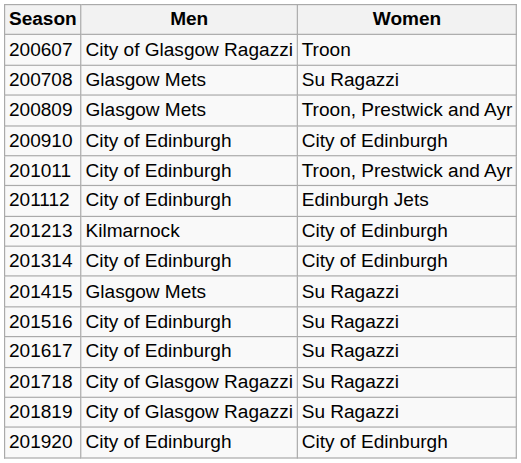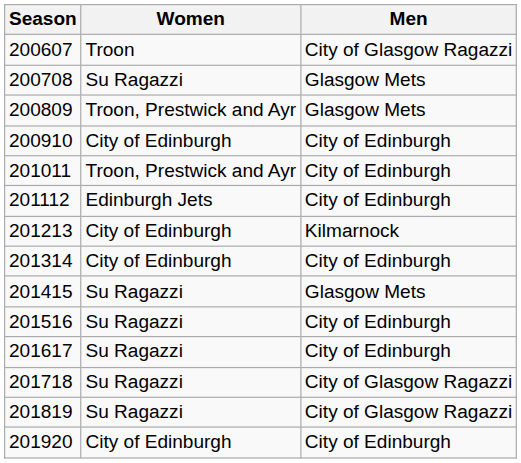columns swapped: (189, 19) <-> (407, 19)
